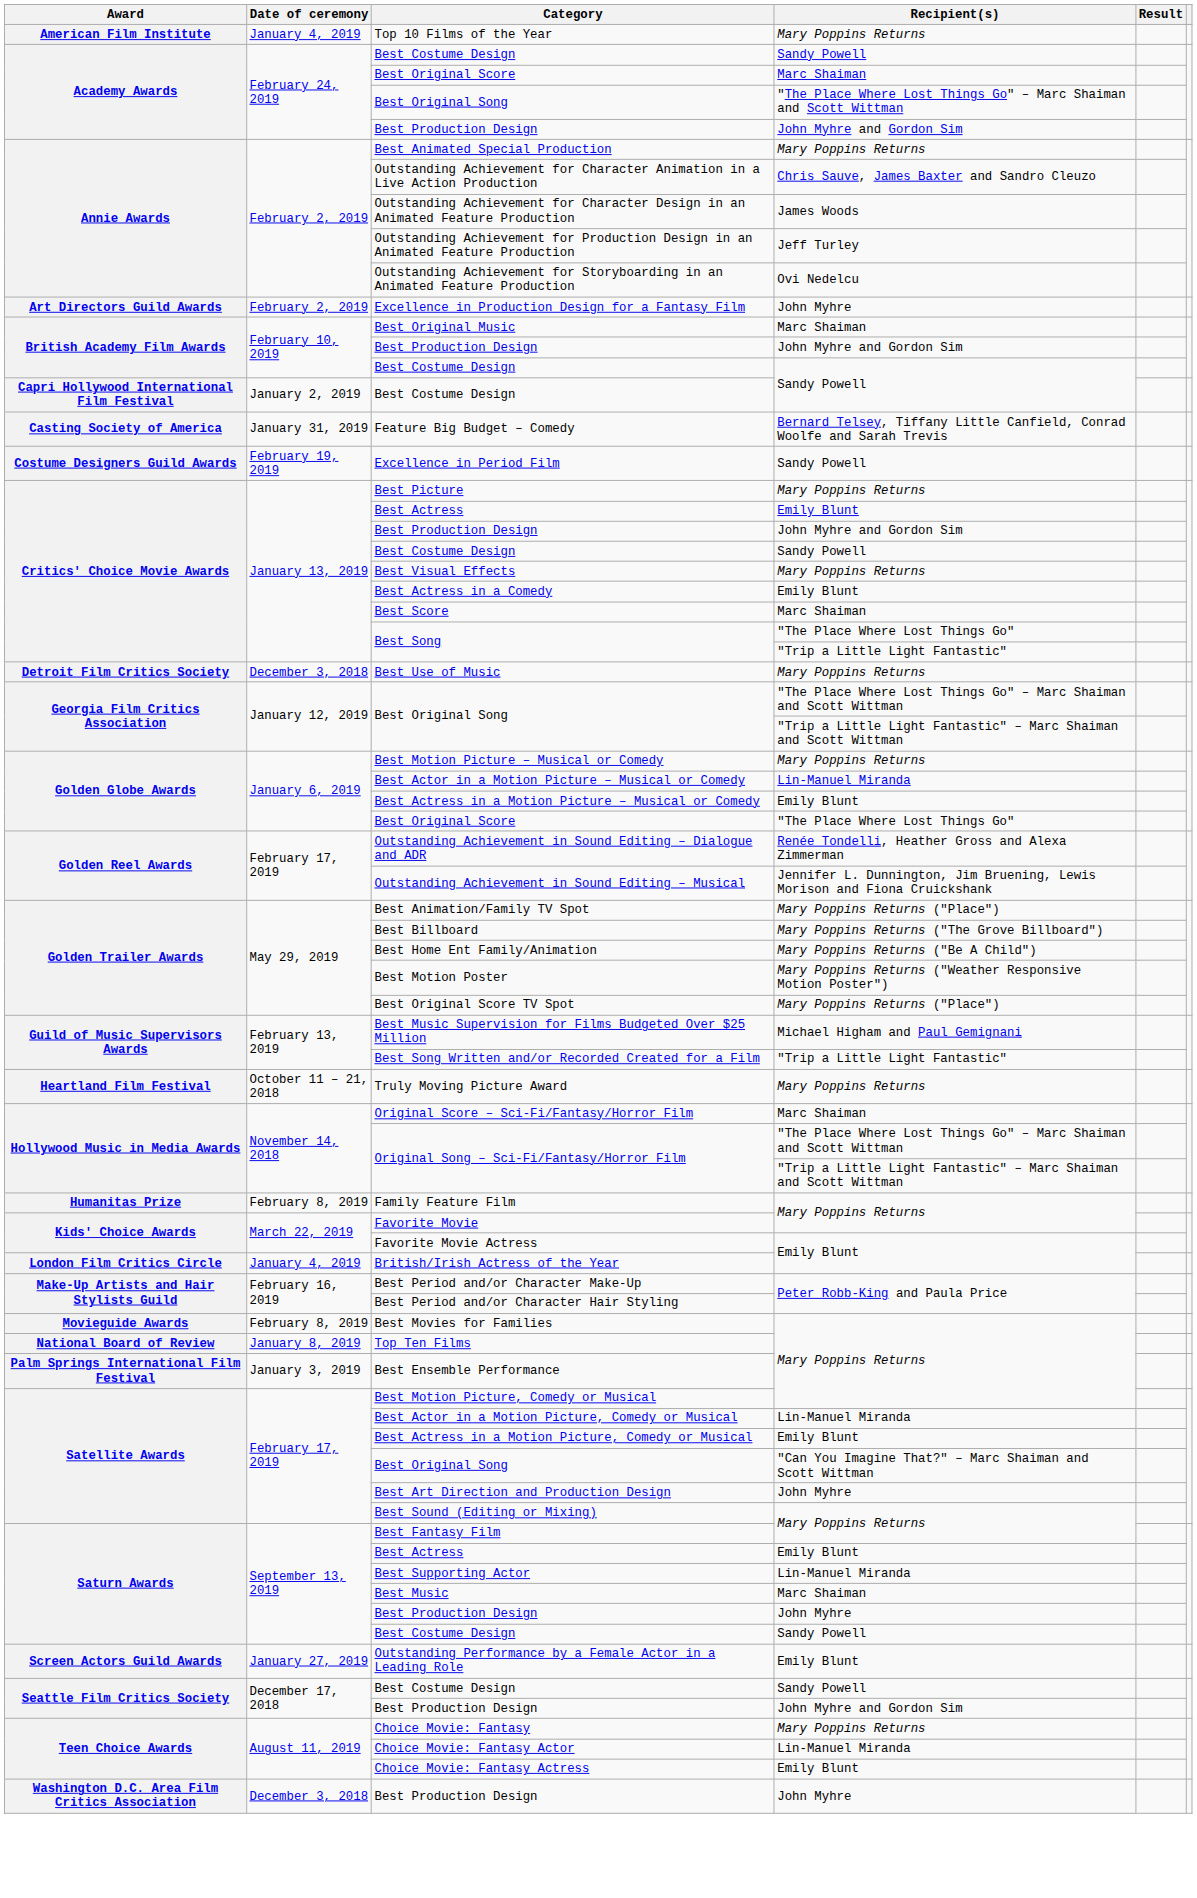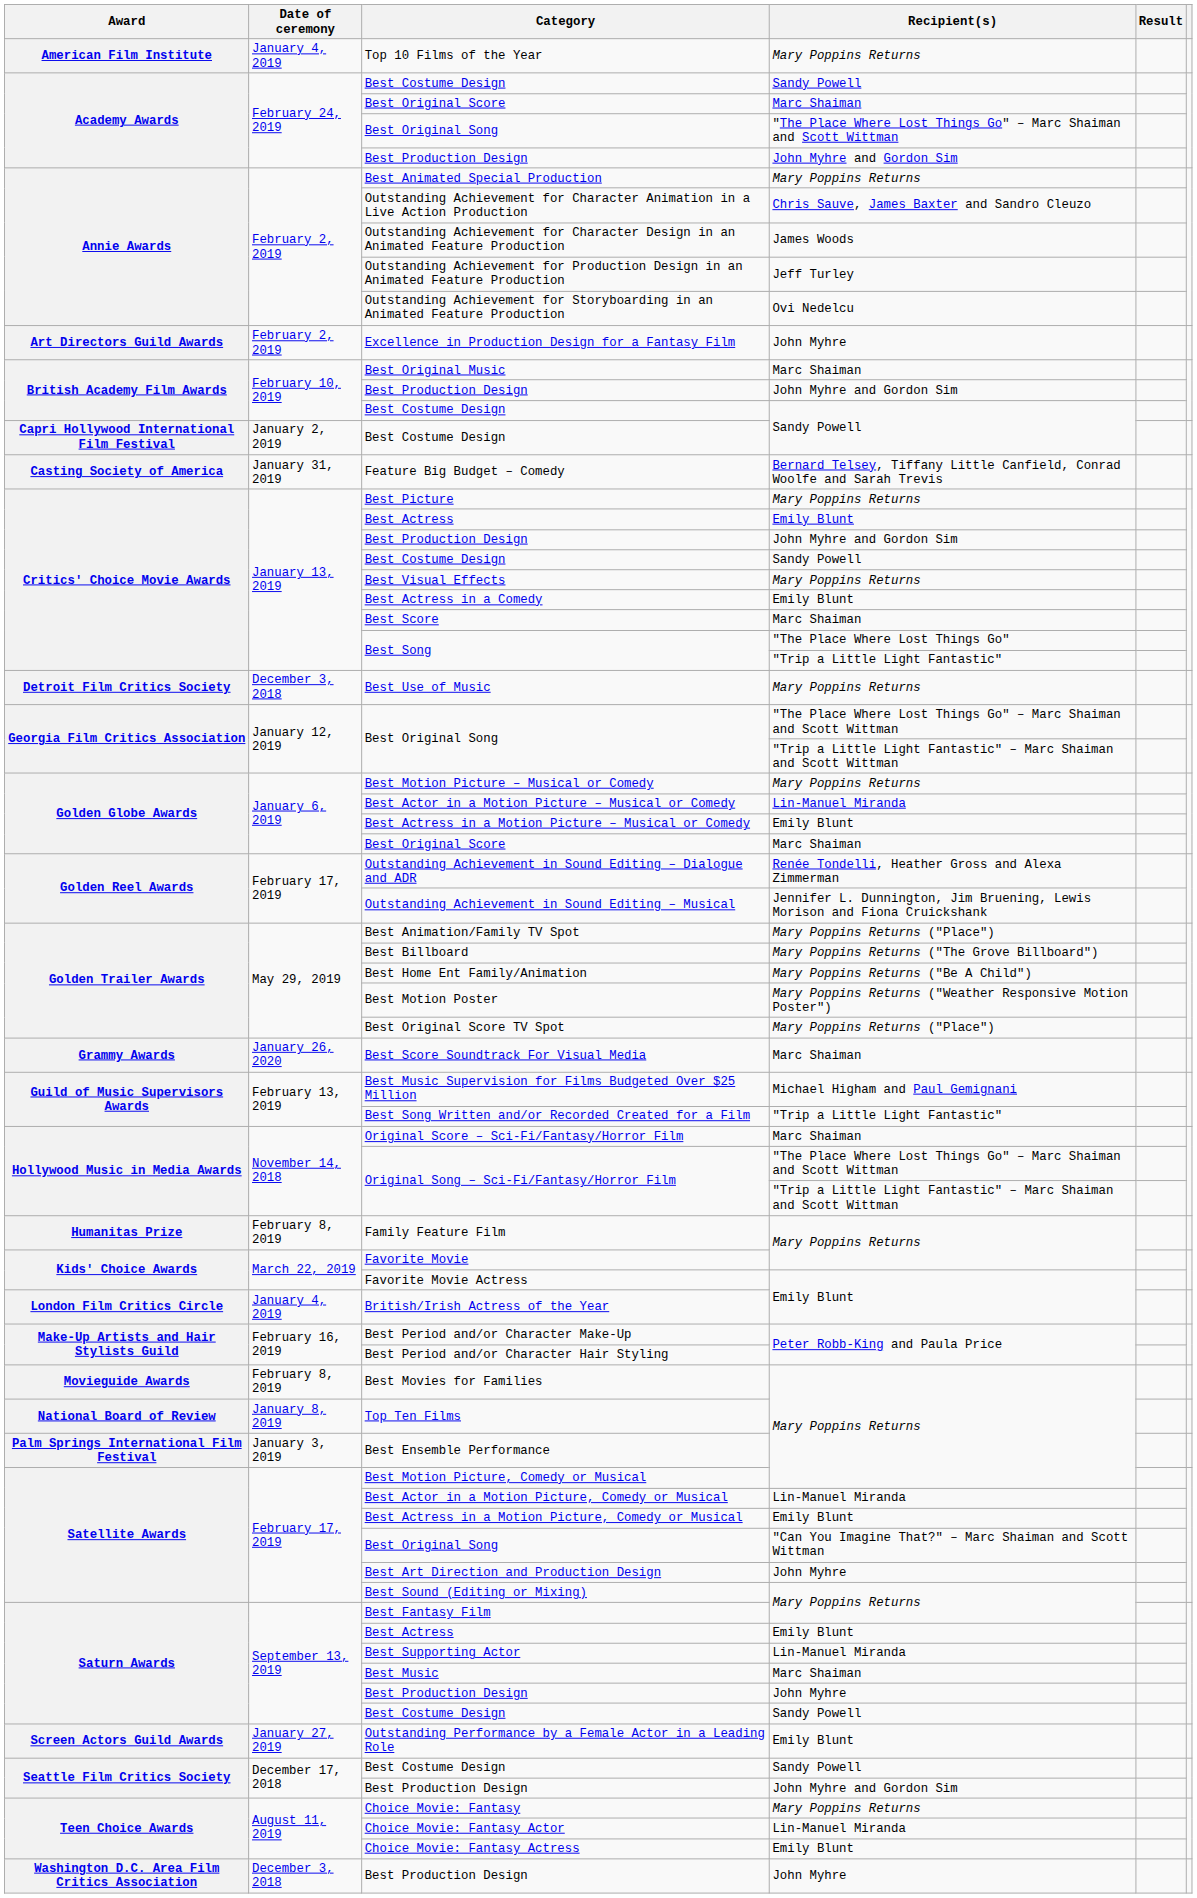- row: (126, 464)
(896, 821) "The Place Where Lost Things Go" -> (817, 844) Marc Shaiman
+ row: (127, 1055)
- row: (125, 1087)
